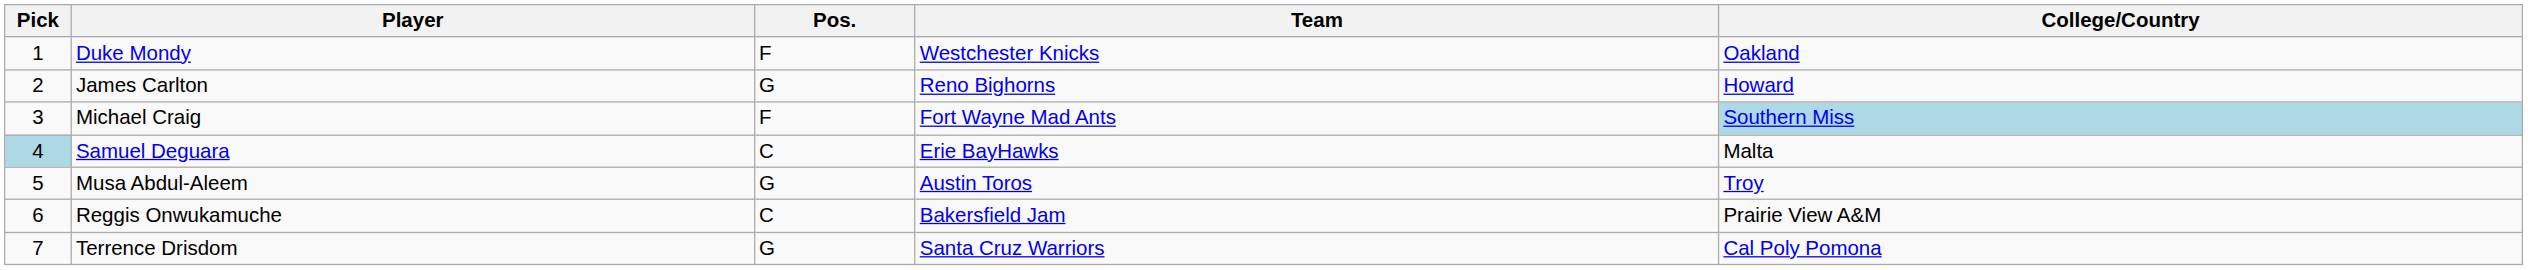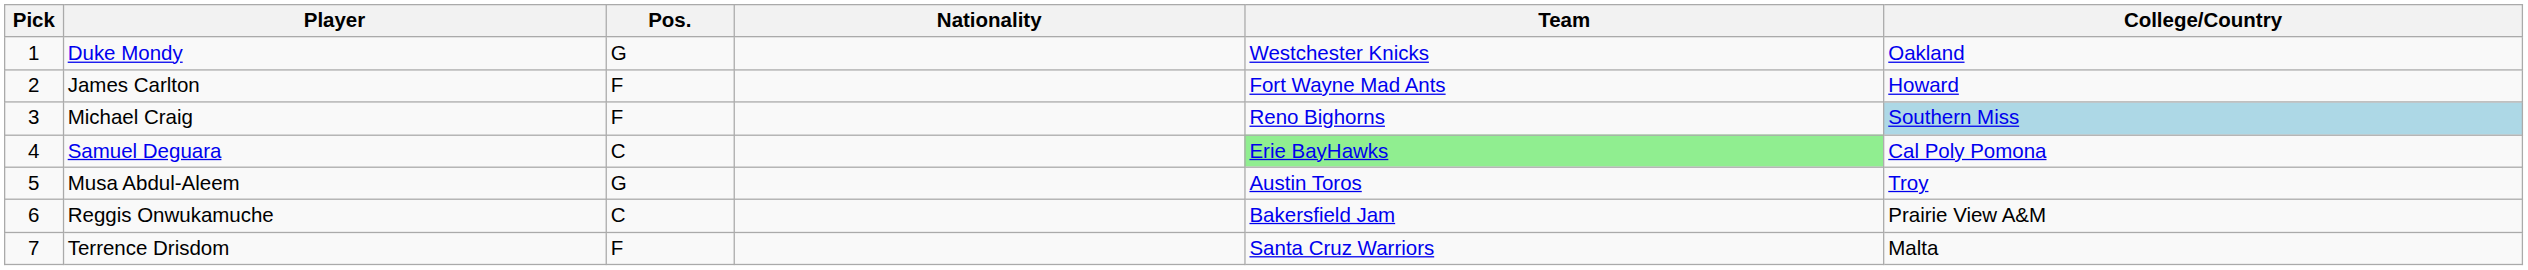+ column: (989, 20)
(765, 53) F -> (619, 53) G
(767, 85) G -> (617, 85) F
(987, 85) Reno Bighorns -> (1348, 85) Fort Wayne Mad Ants
(1018, 118) Fort Wayne Mad Ants -> (1317, 118) Reno Bighorns
(38, 150) lightblue background -> (34, 150) no background
(989, 150) no background -> (1319, 150) lightgreen background
(1748, 150) Malta -> (1967, 150) Cal Poly Pomona
(767, 248) G -> (617, 248) F
(1803, 248) Cal Poly Pomona -> (1913, 248) Malta
